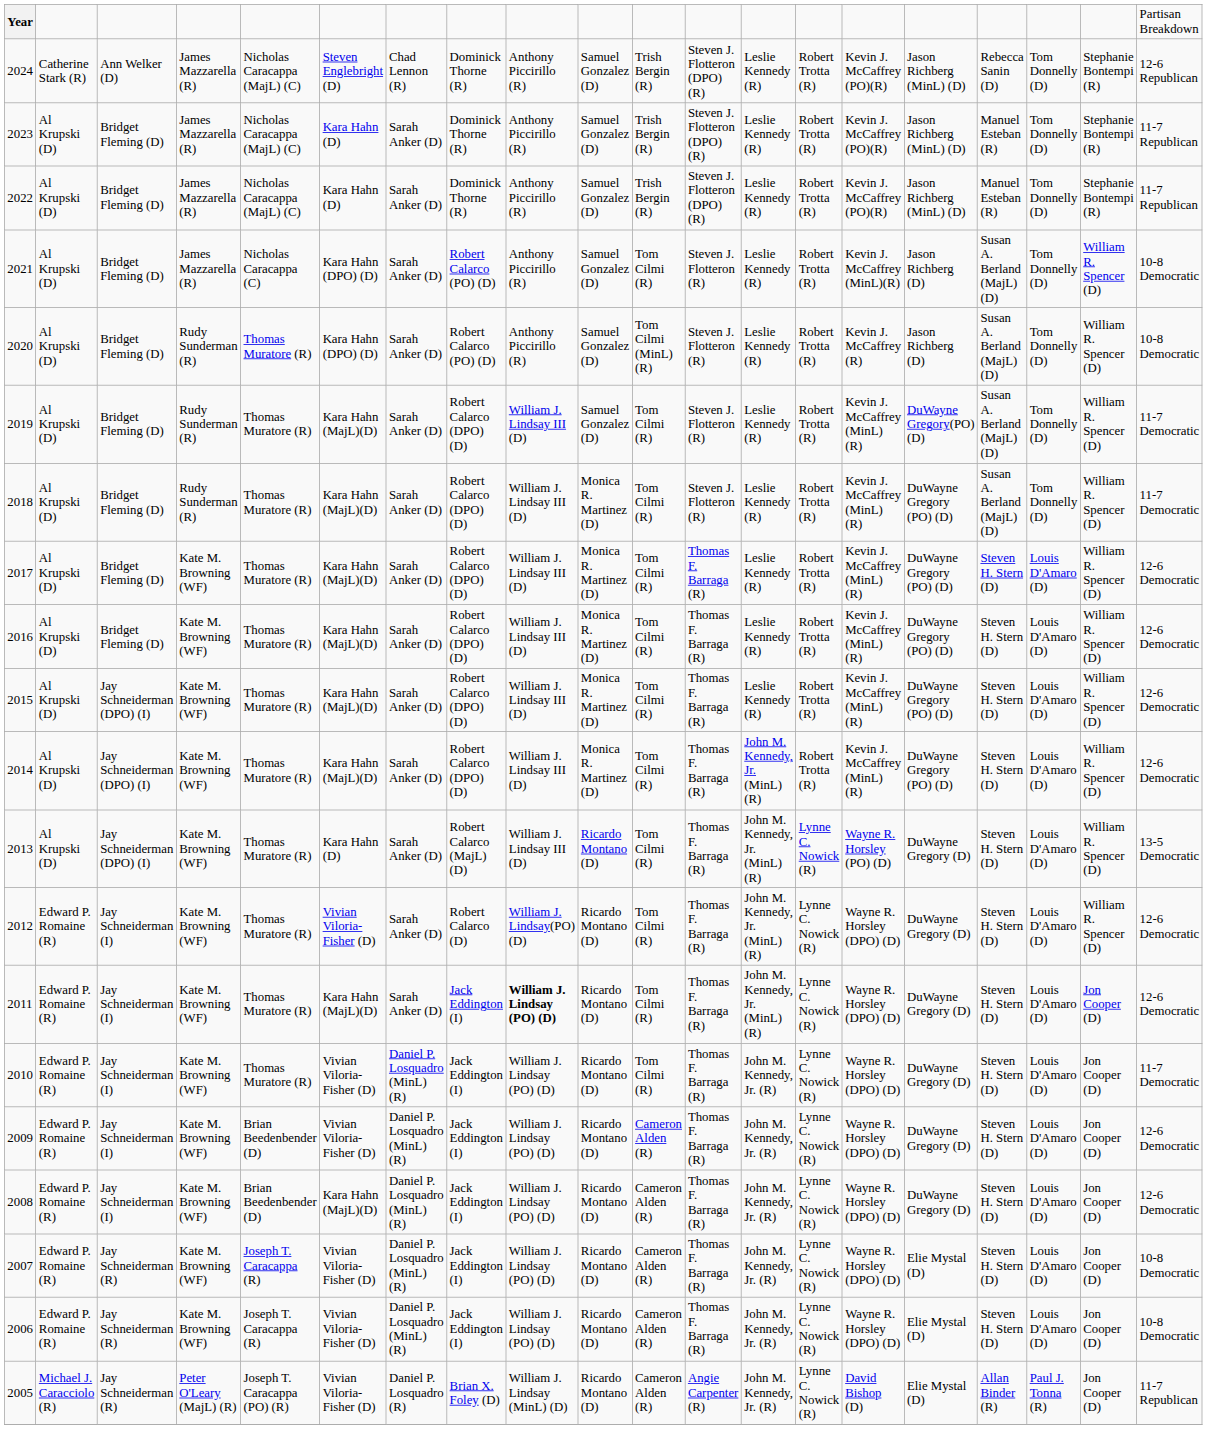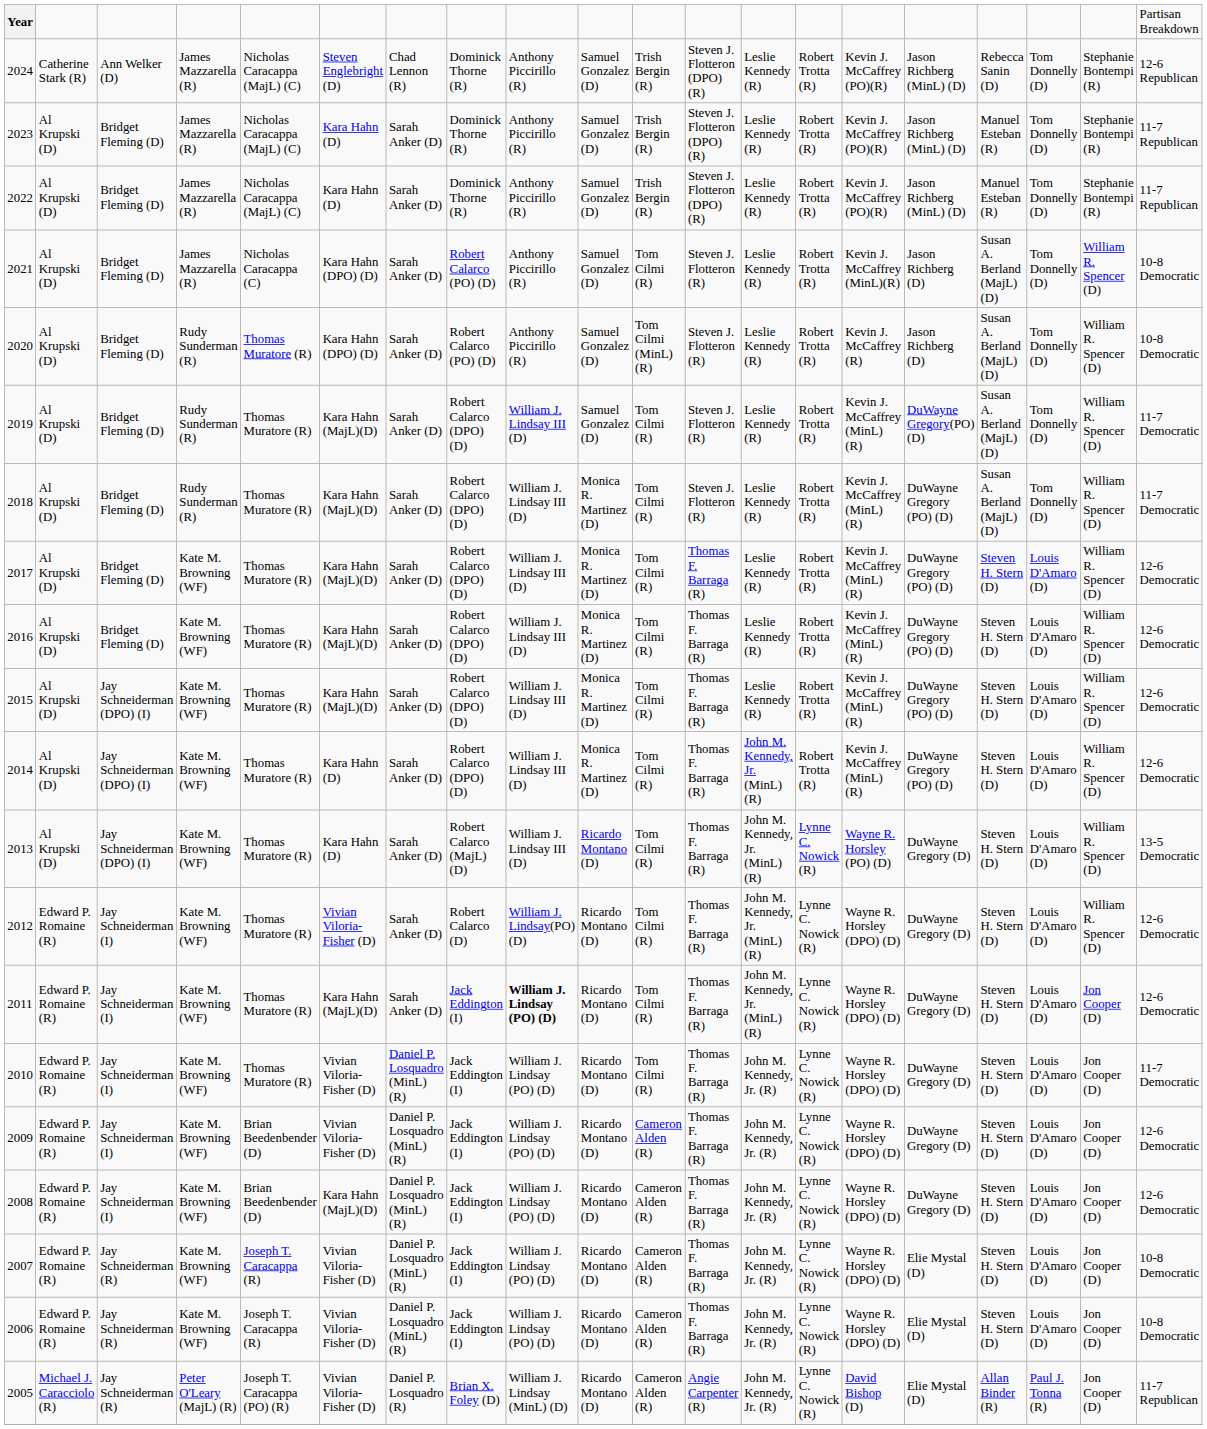(351, 770) Kara Hahn (MajL)(D) -> (351, 770) Kara Hahn (D)
